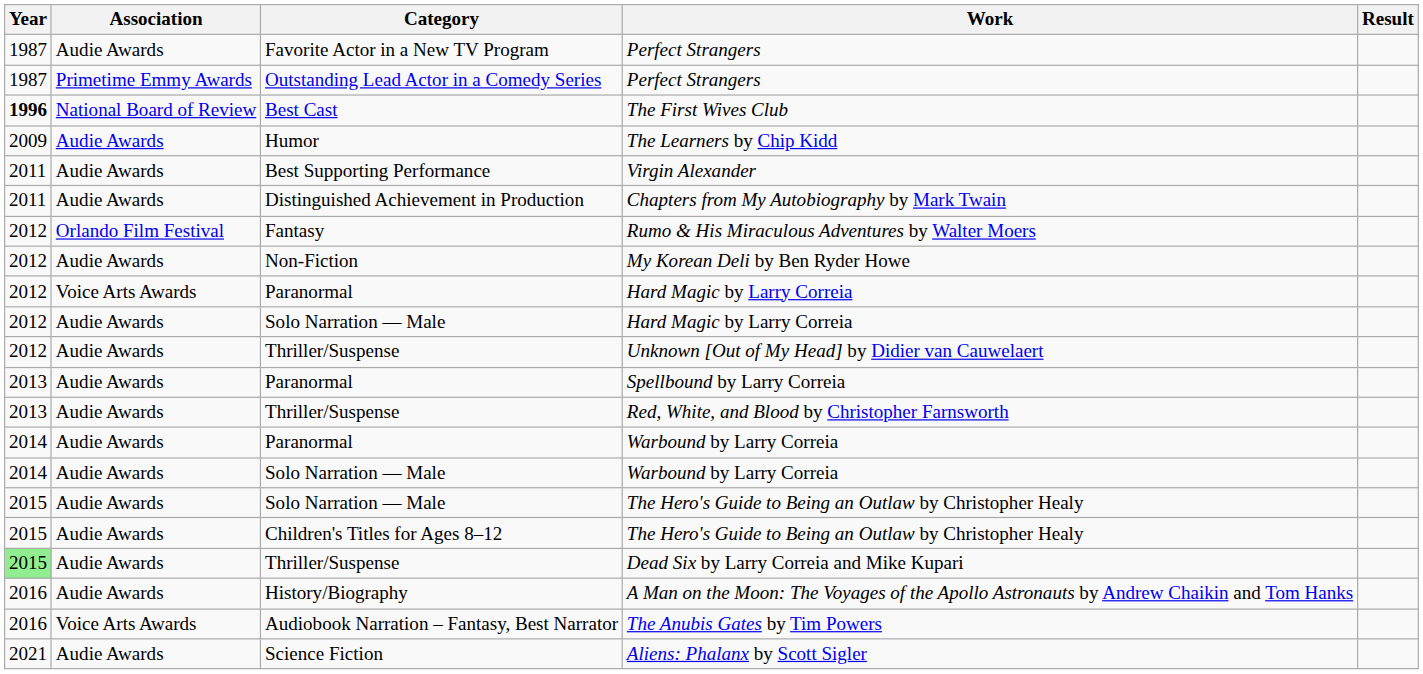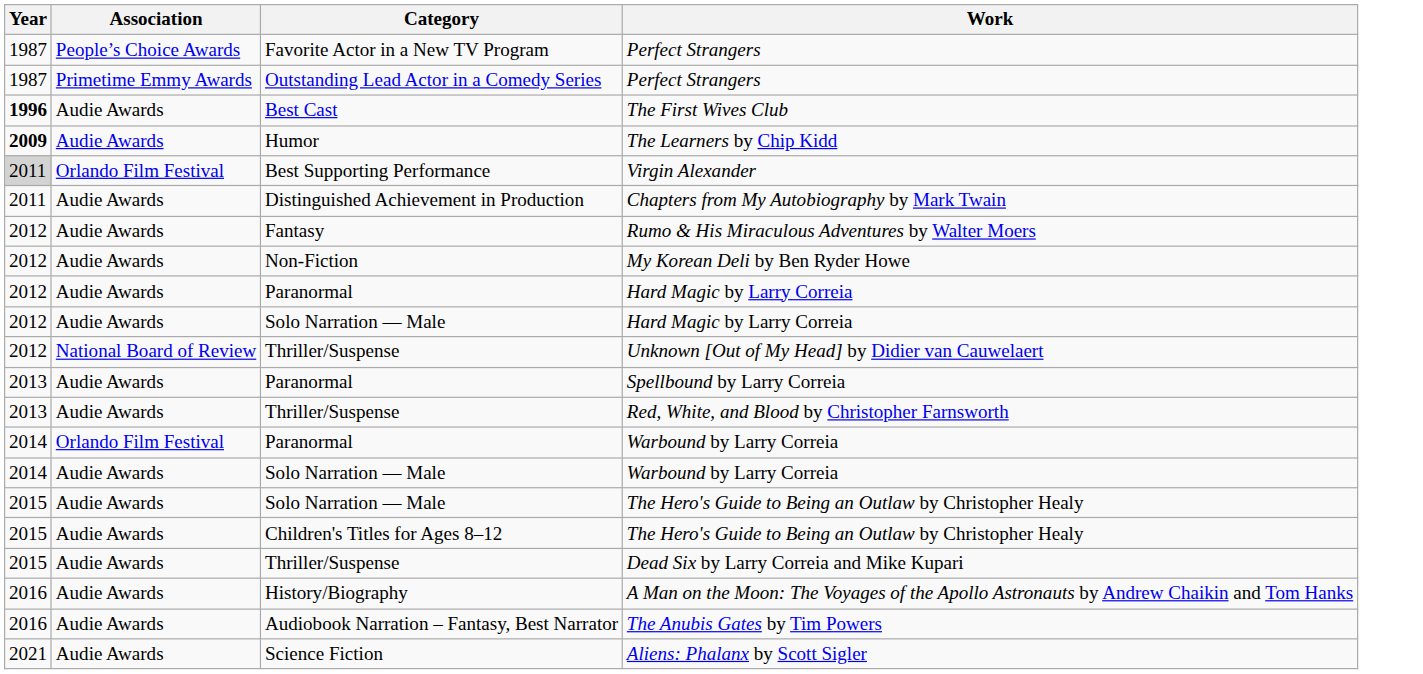- column: (1388, 19)
(110, 49) Audie Awards -> (148, 49) People’s Choice Awards
(156, 110) National Board of Review -> (110, 110) Audie Awards
(28, 140) normal -> (28, 140) bold
(28, 170) no background -> (28, 170) lightgrey background
(110, 170) Audie Awards -> (140, 170) Orlando Film Festival
(140, 230) Orlando Film Festival -> (110, 230) Audie Awards
(126, 291) Voice Arts Awards -> (110, 291) Audie Awards
(110, 351) Audie Awards -> (156, 351) National Board of Review
(110, 442) Audie Awards -> (140, 442) Orlando Film Festival
(28, 563) lightgreen background -> (28, 563) no background
(126, 623) Voice Arts Awards -> (110, 623) Audie Awards
